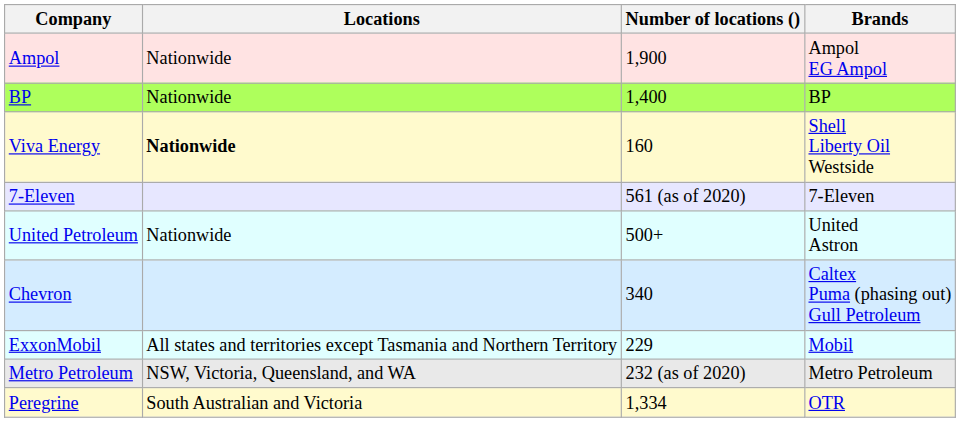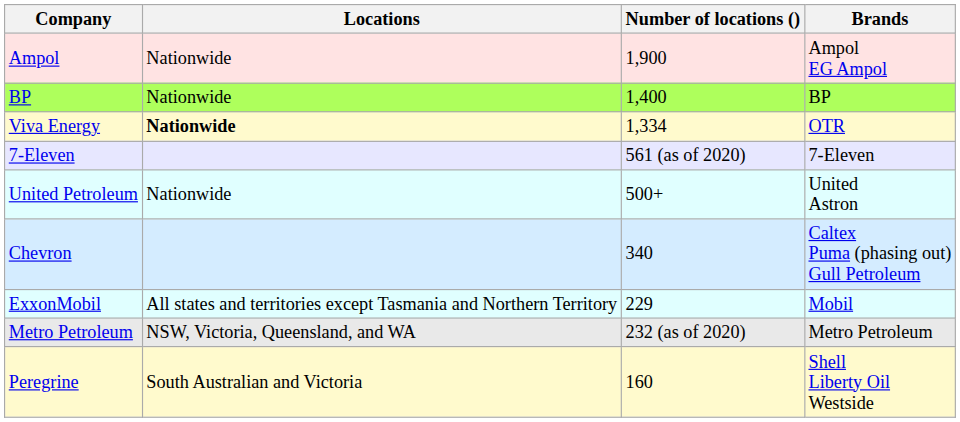(639, 146) 160 -> (646, 126) 1,334
(849, 146) Shell Liberty Oil Westside -> (827, 126) OTR
(646, 402) 1,334 -> (639, 381) 160
(827, 402) OTR -> (849, 381) Shell Liberty Oil Westside
